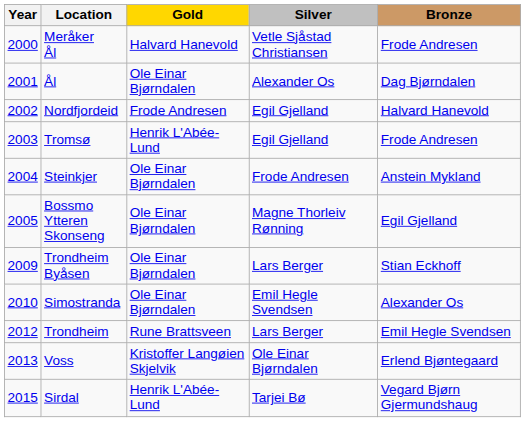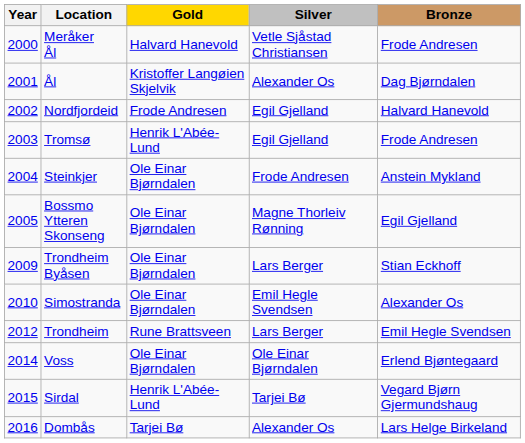(163, 81) Ole Einar Bjørndalen -> (187, 81) Kristoffer Langøien Skjelvik
(23, 361) 2013 -> (23, 361) 2014
(187, 361) Kristoffer Langøien Skjelvik -> (163, 361) Ole Einar Bjørndalen
+ row: (69, 427)
